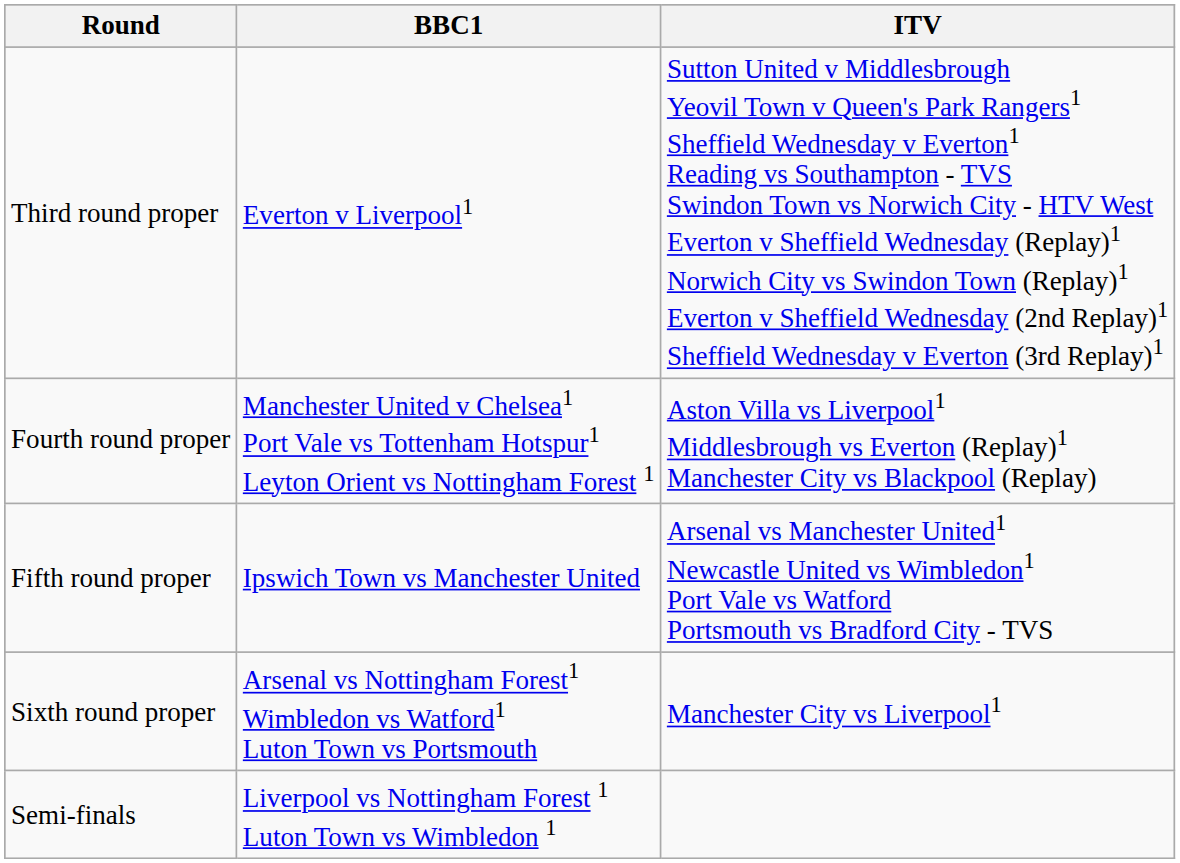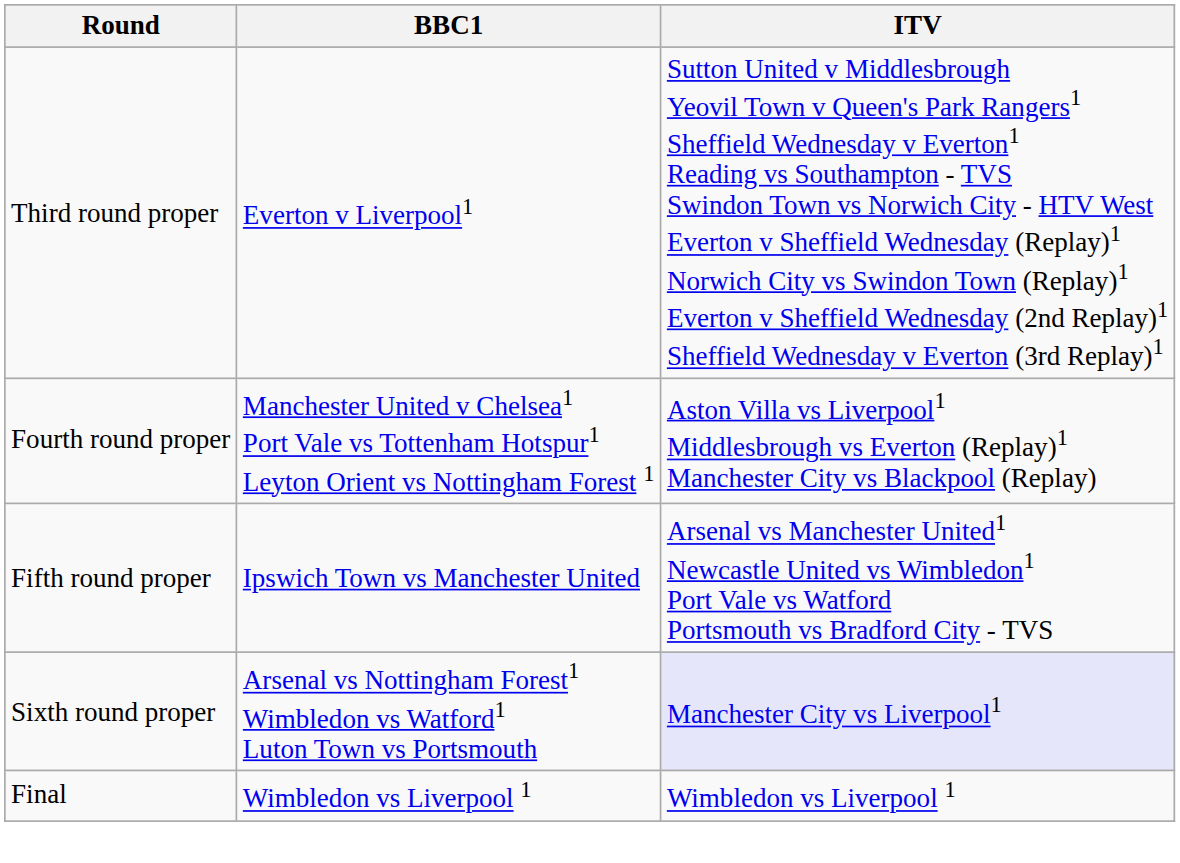(834, 711) no background -> (834, 711) lavender background
- row: (73, 814)
+ row: (39, 795)
